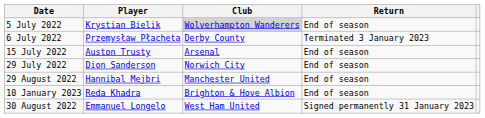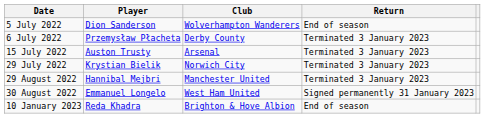(123, 25) Krystian Bielik -> (120, 25) Dion Sanderson
(242, 25) lightgrey background -> (242, 25) no background
(336, 52) End of season -> (366, 52) Terminated 3 January 2023
(120, 65) Dion Sanderson -> (123, 65) Krystian Bielik
(336, 65) End of season -> (366, 65) Terminated 3 January 2023
(336, 79) End of season -> (366, 79) Terminated 3 January 2023
rows swapped: (41, 106) <-> (44, 92)
